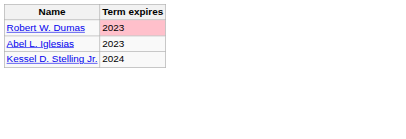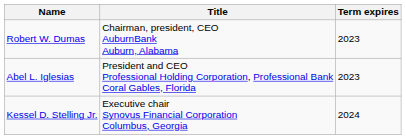+ column: (218, 12)
(113, 28) pink background -> (349, 39) no background
